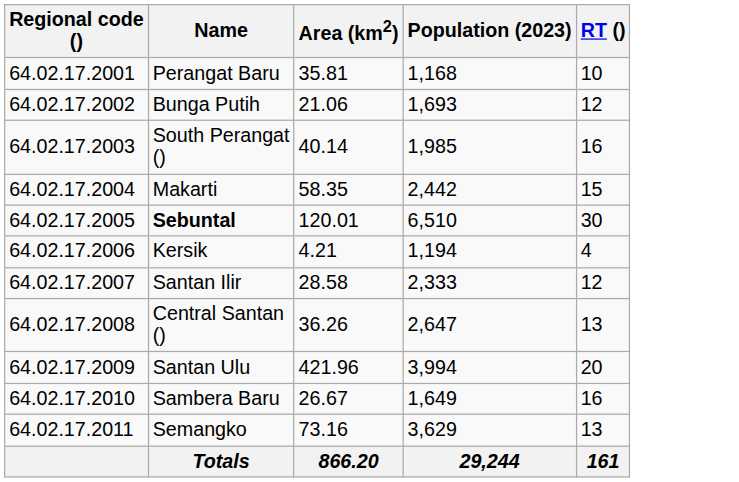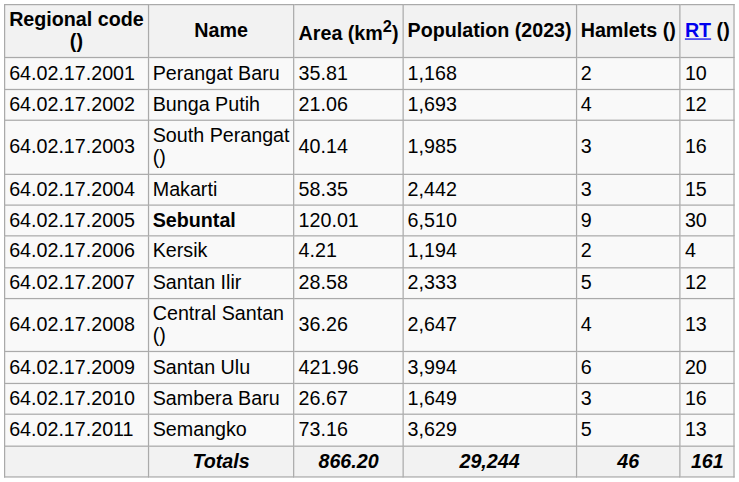+ column: (628, 31)
